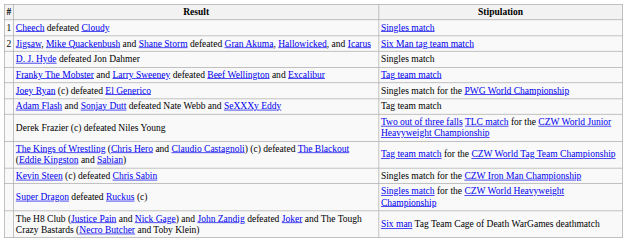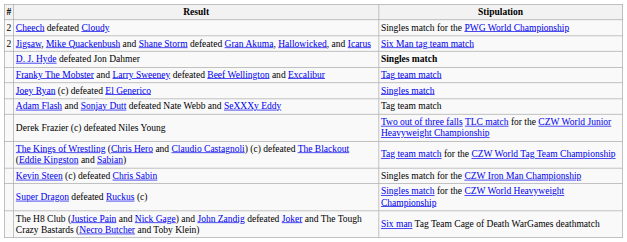(9, 27) 1 -> (9, 27) 2
(408, 27) Singles match -> (475, 27) Singles match for the PWG World Championship
(408, 59) normal -> (409, 59) bold
(475, 90) Singles match for the PWG World Championship -> (408, 90) Singles match
